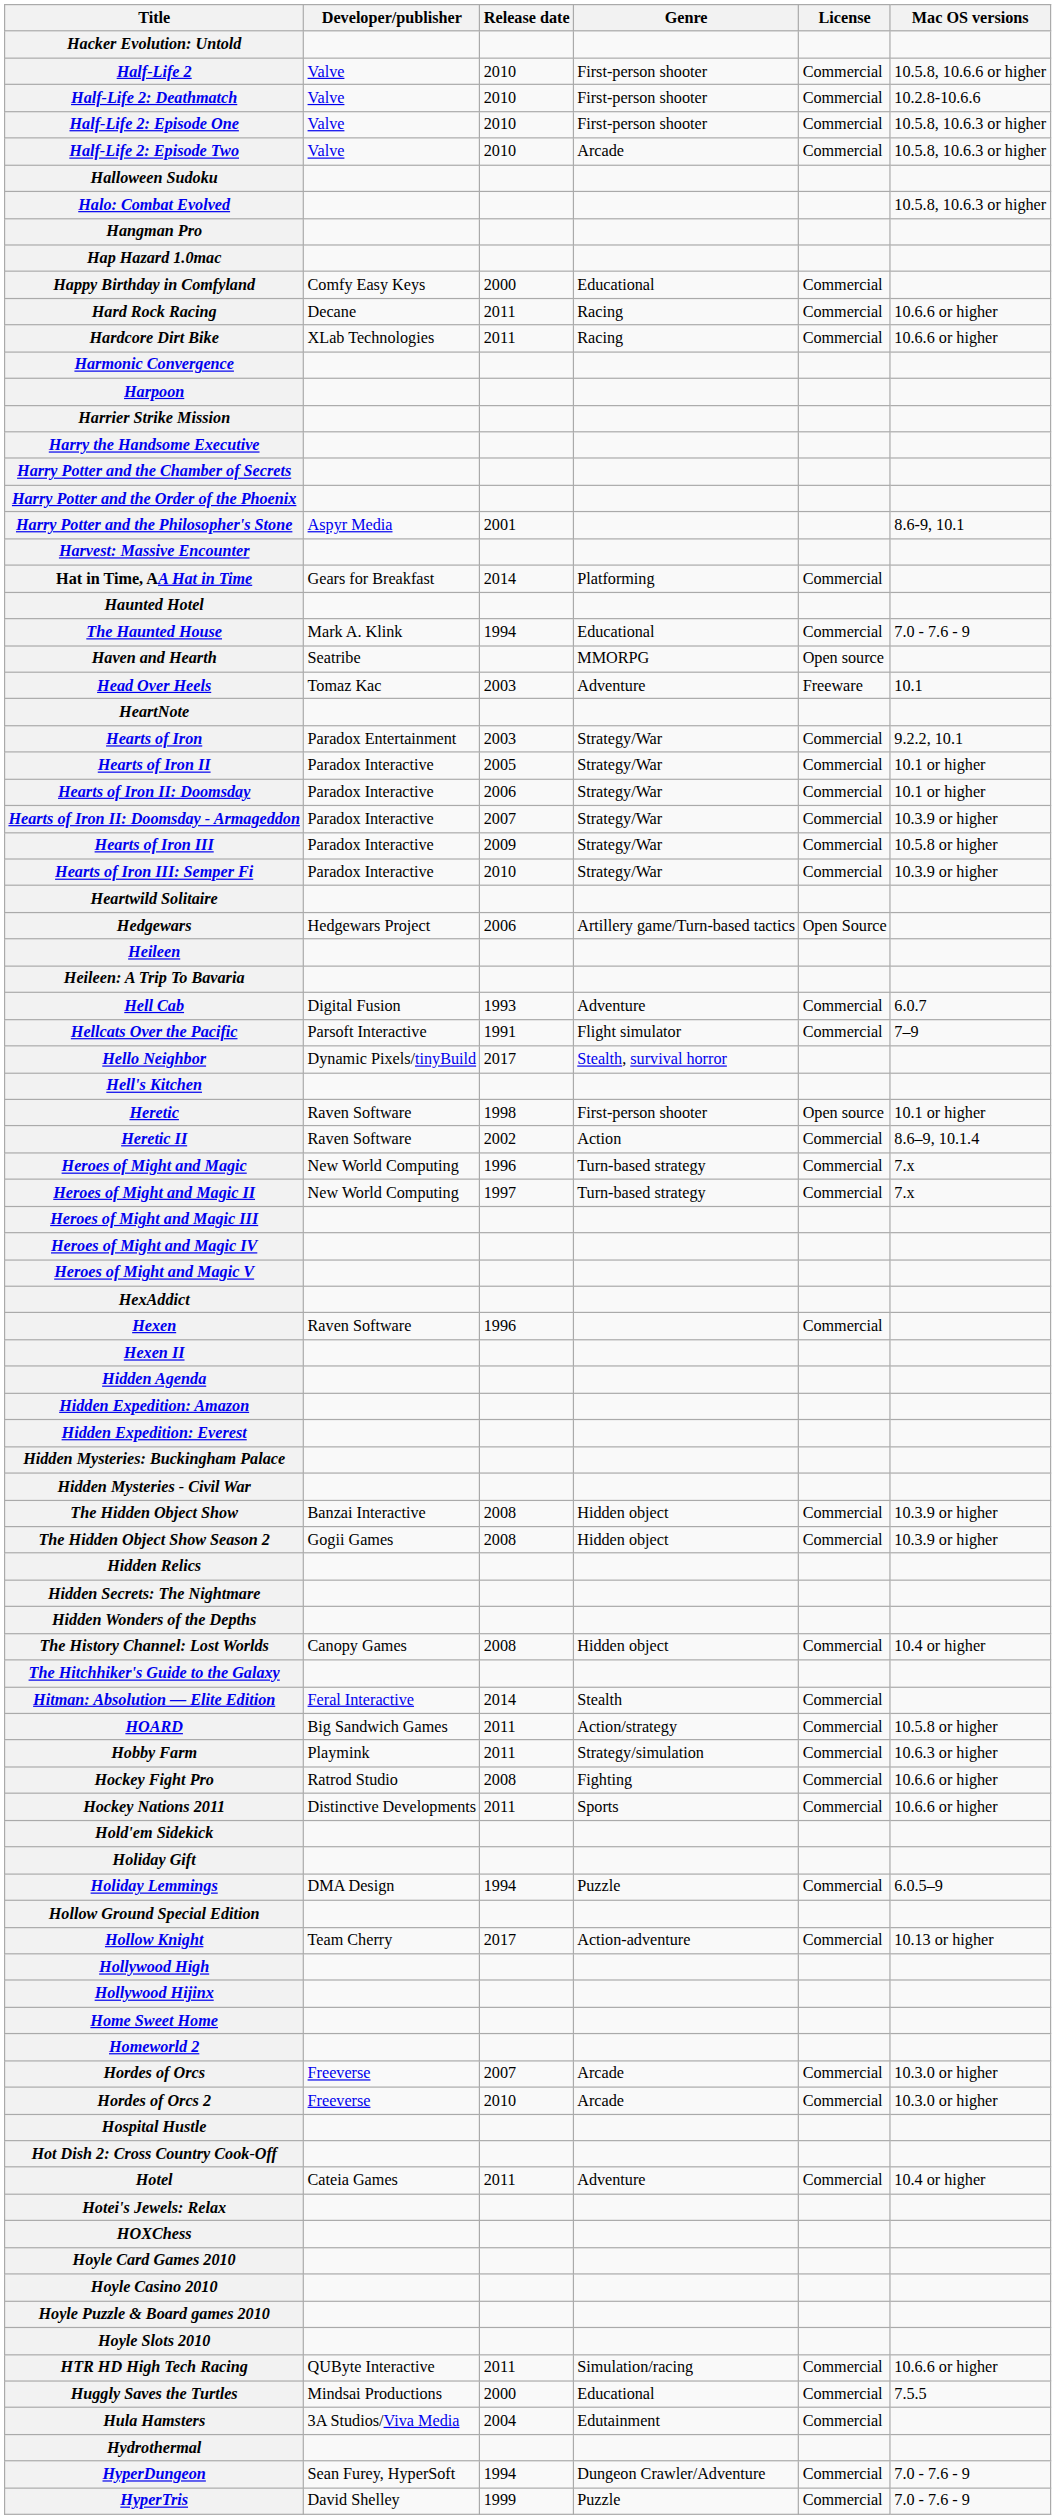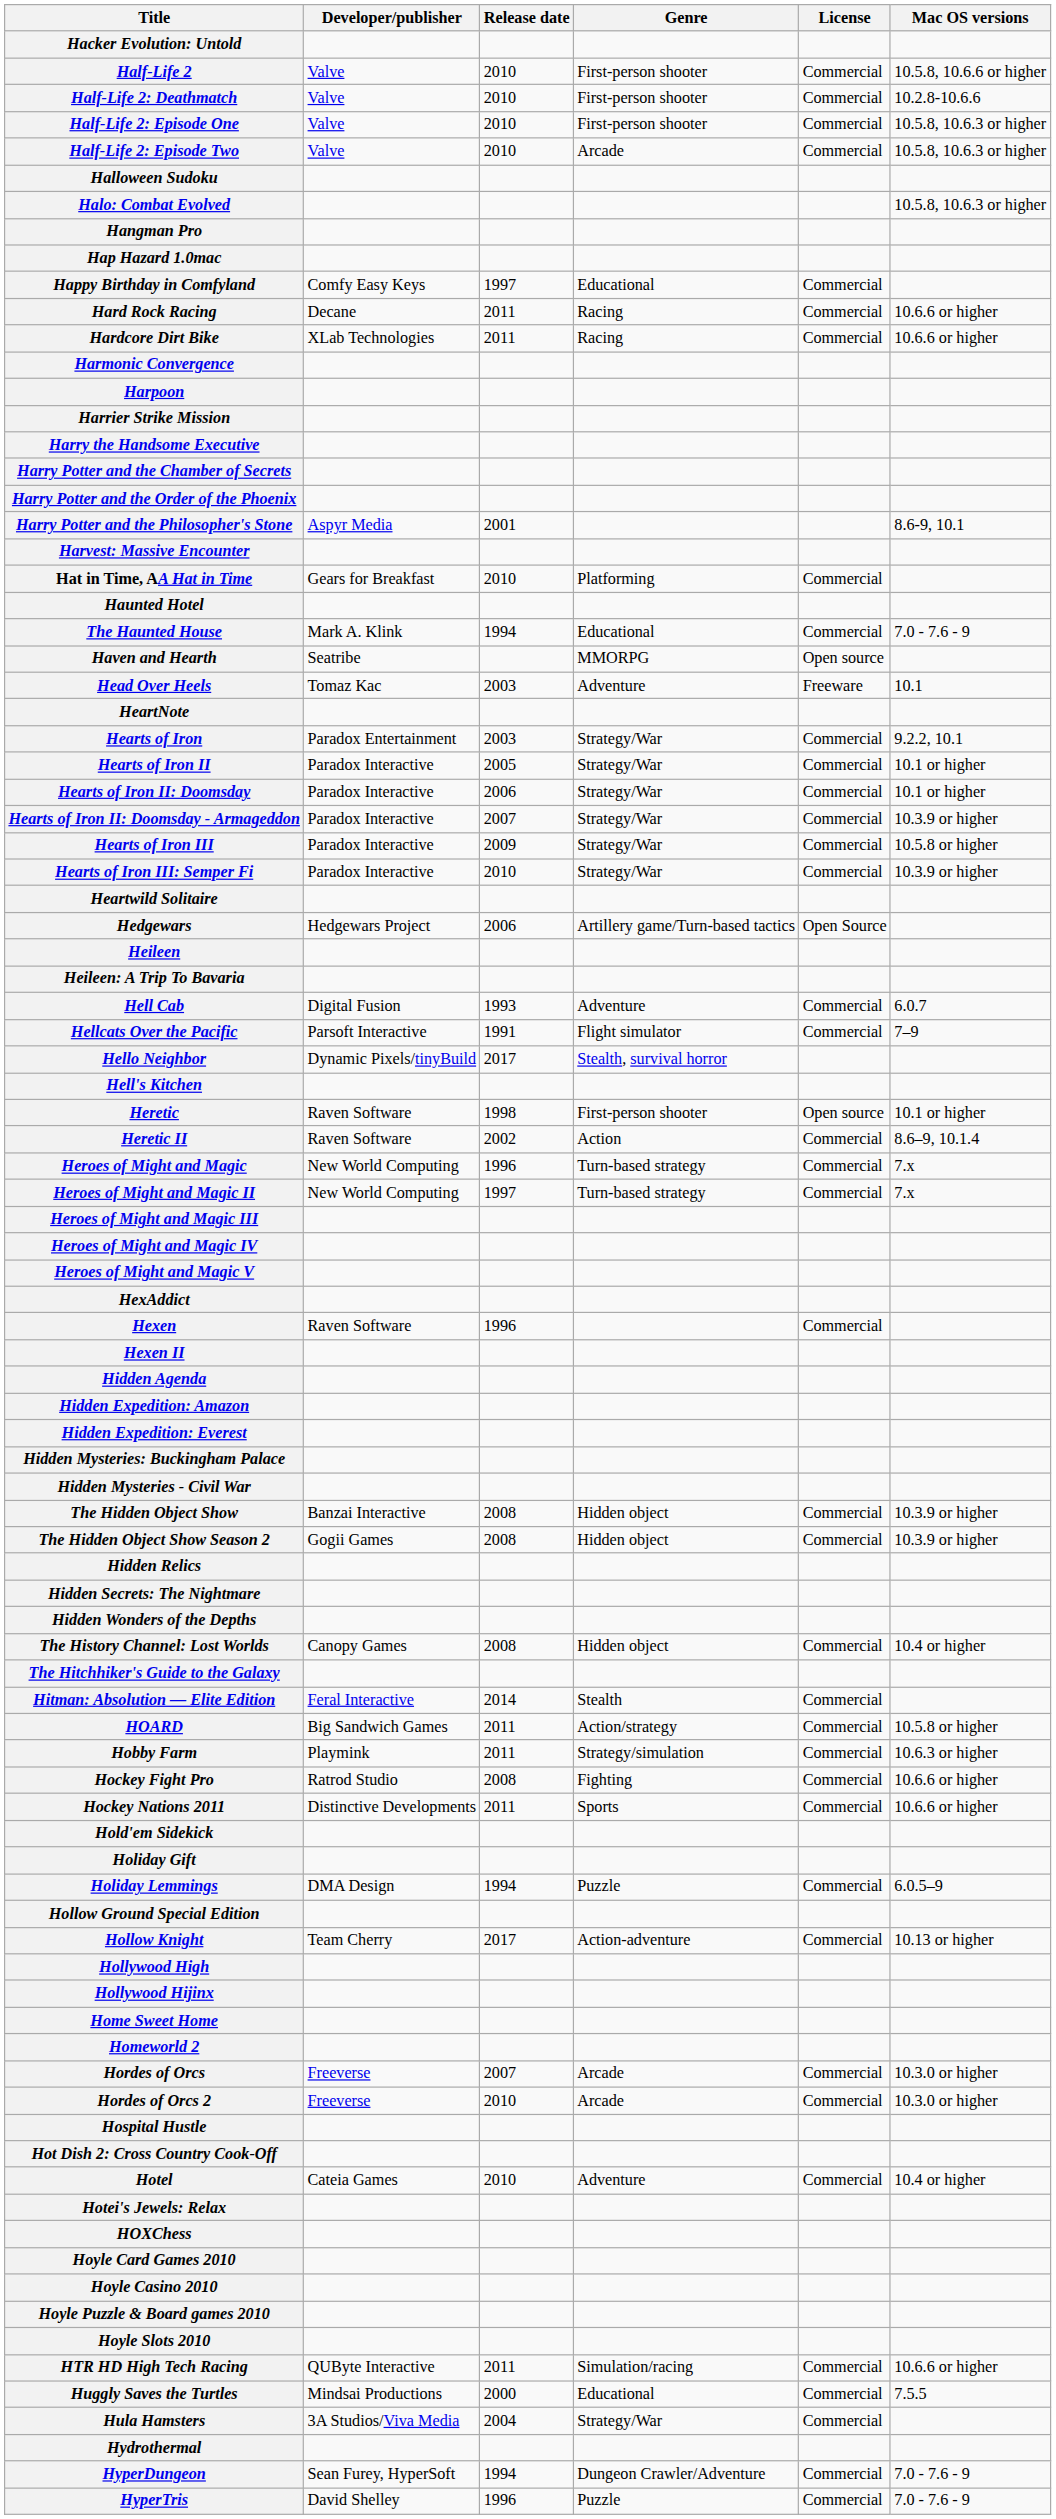(500, 284) 2000 -> (500, 284) 1997
(500, 578) 2014 -> (500, 578) 2010
(500, 2180) 2011 -> (500, 2180) 2010
(619, 2420) Edutainment -> (620, 2420) Strategy/War
(500, 2500) 1999 -> (500, 2500) 1996
